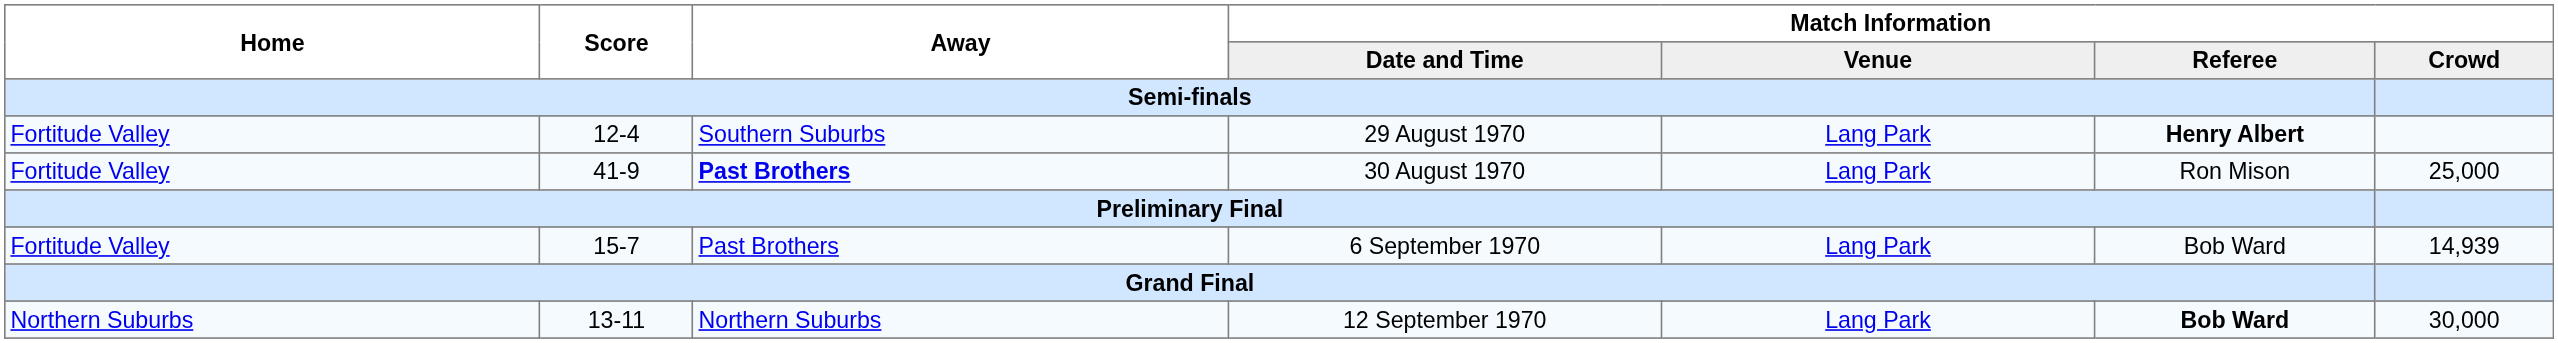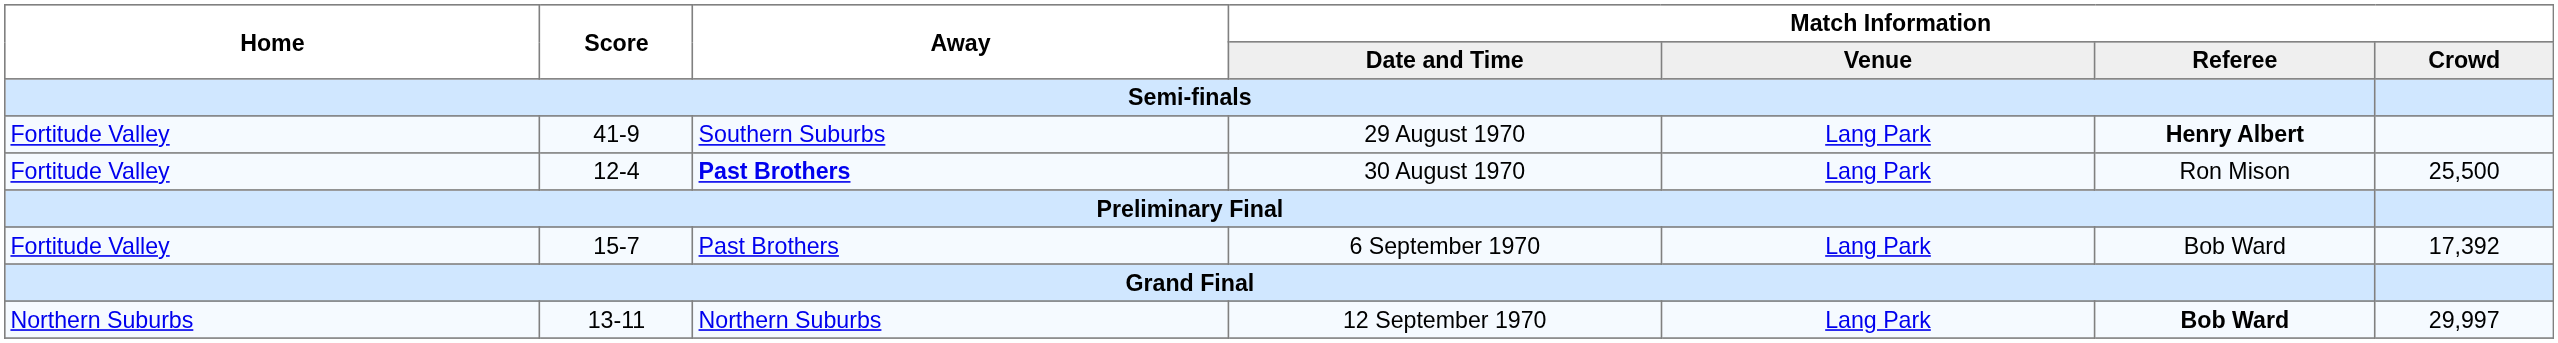(616, 134) 12-4 -> (616, 134) 41-9
(616, 171) 41-9 -> (616, 171) 12-4
(2464, 171) 25,000 -> (2464, 171) 25,500
(2464, 246) 14,939 -> (2464, 246) 17,392
(2464, 320) 30,000 -> (2464, 320) 29,997
